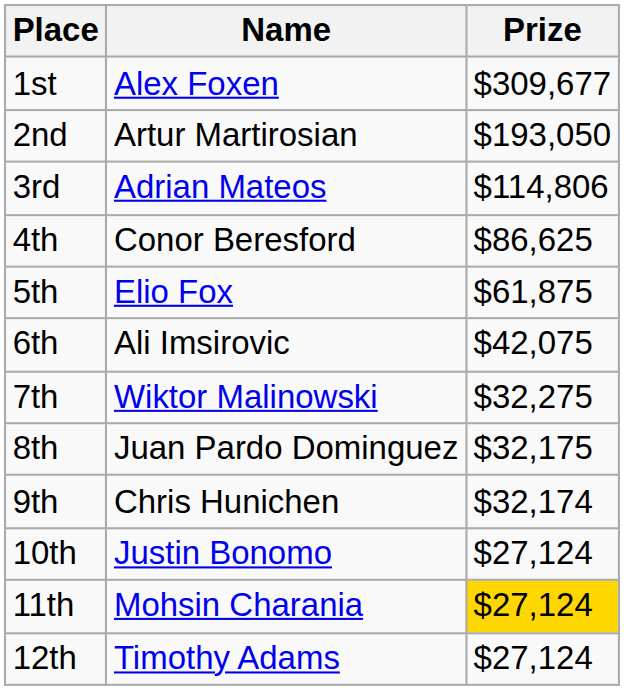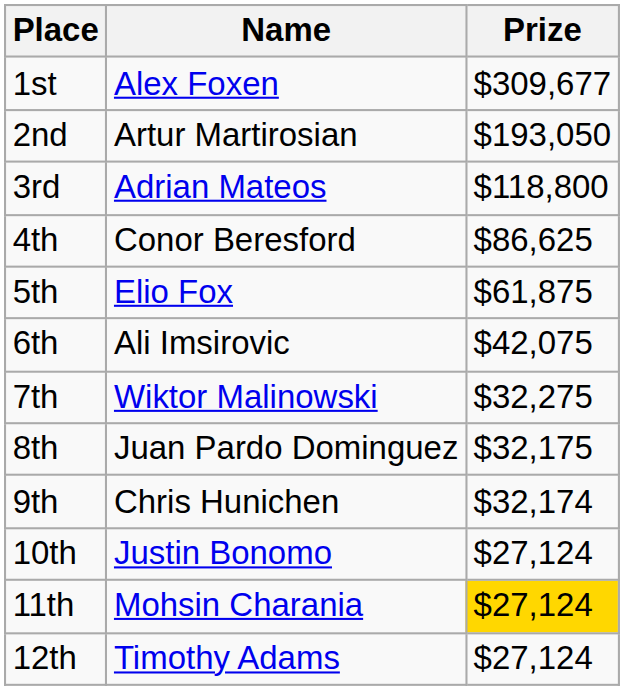(541, 187) $114,806 -> (541, 187) $118,800
